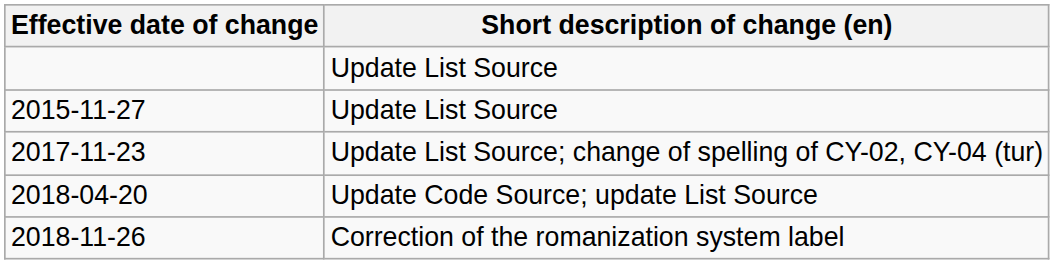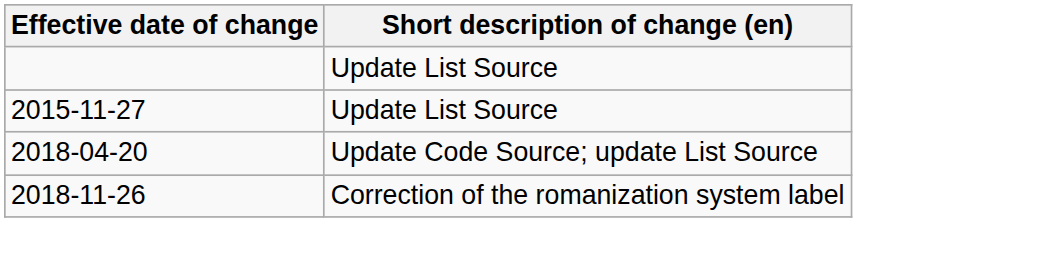- row: (78, 152)
